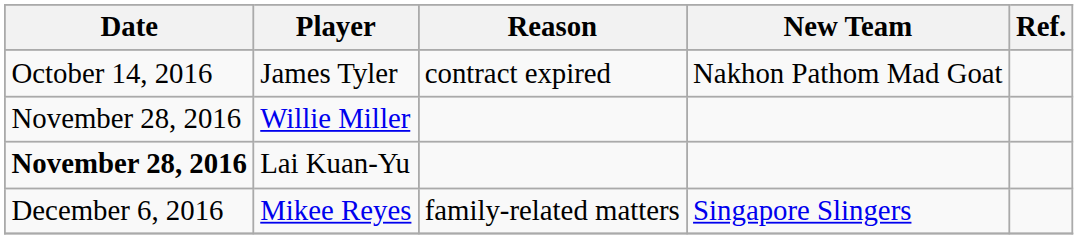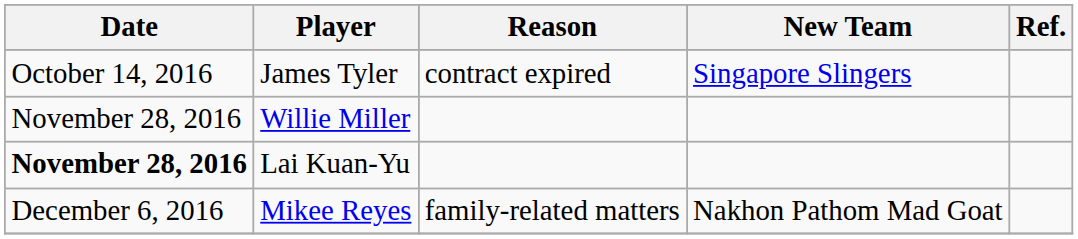(848, 73) Nakhon Pathom Mad Goat -> (802, 73) Singapore Slingers
(802, 210) Singapore Slingers -> (848, 210) Nakhon Pathom Mad Goat
